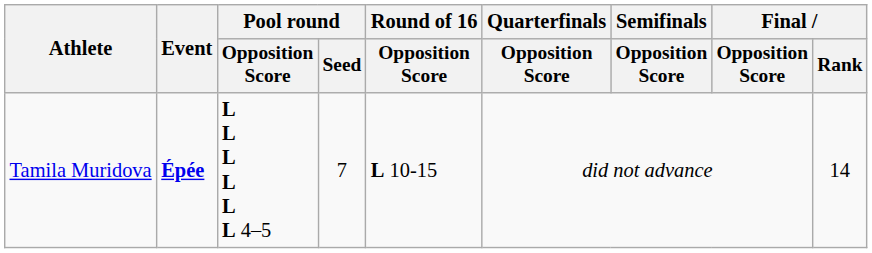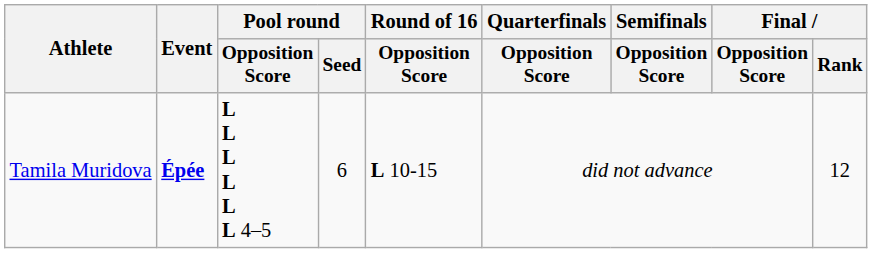(342, 170) 7 -> (342, 170) 6
(840, 170) 14 -> (840, 170) 12
